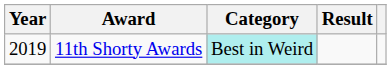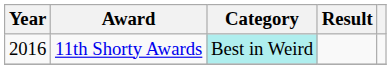(28, 49) 2019 -> (28, 49) 2016
